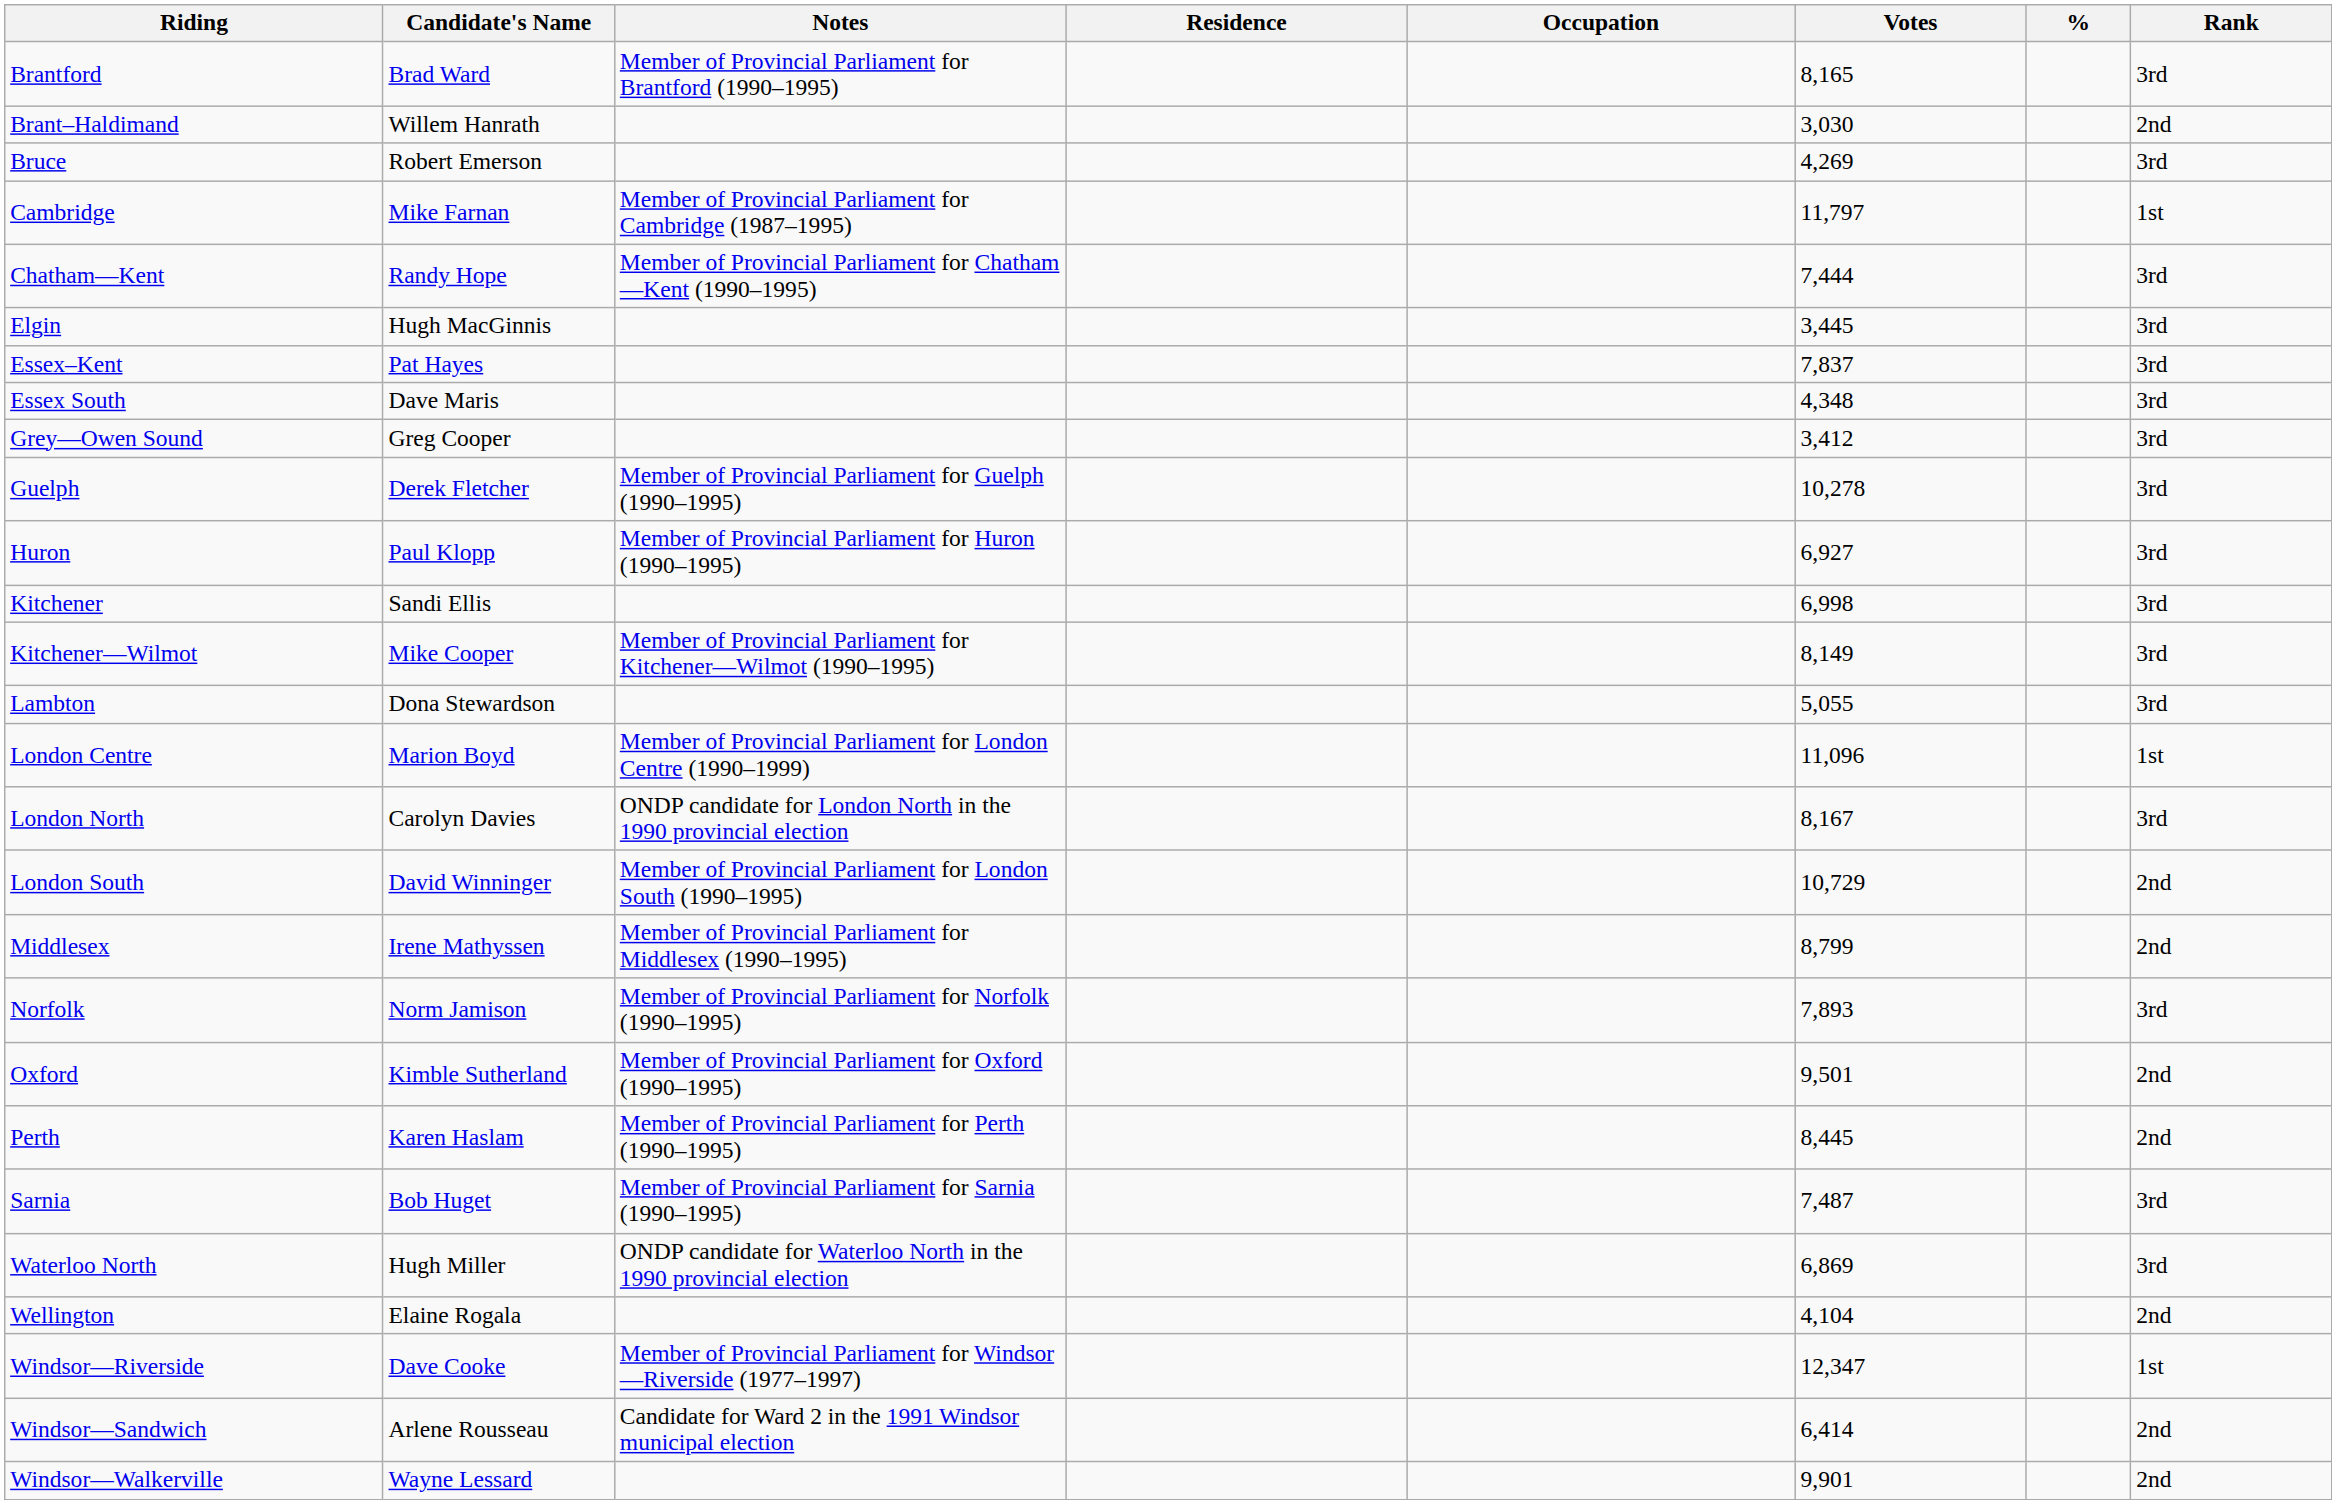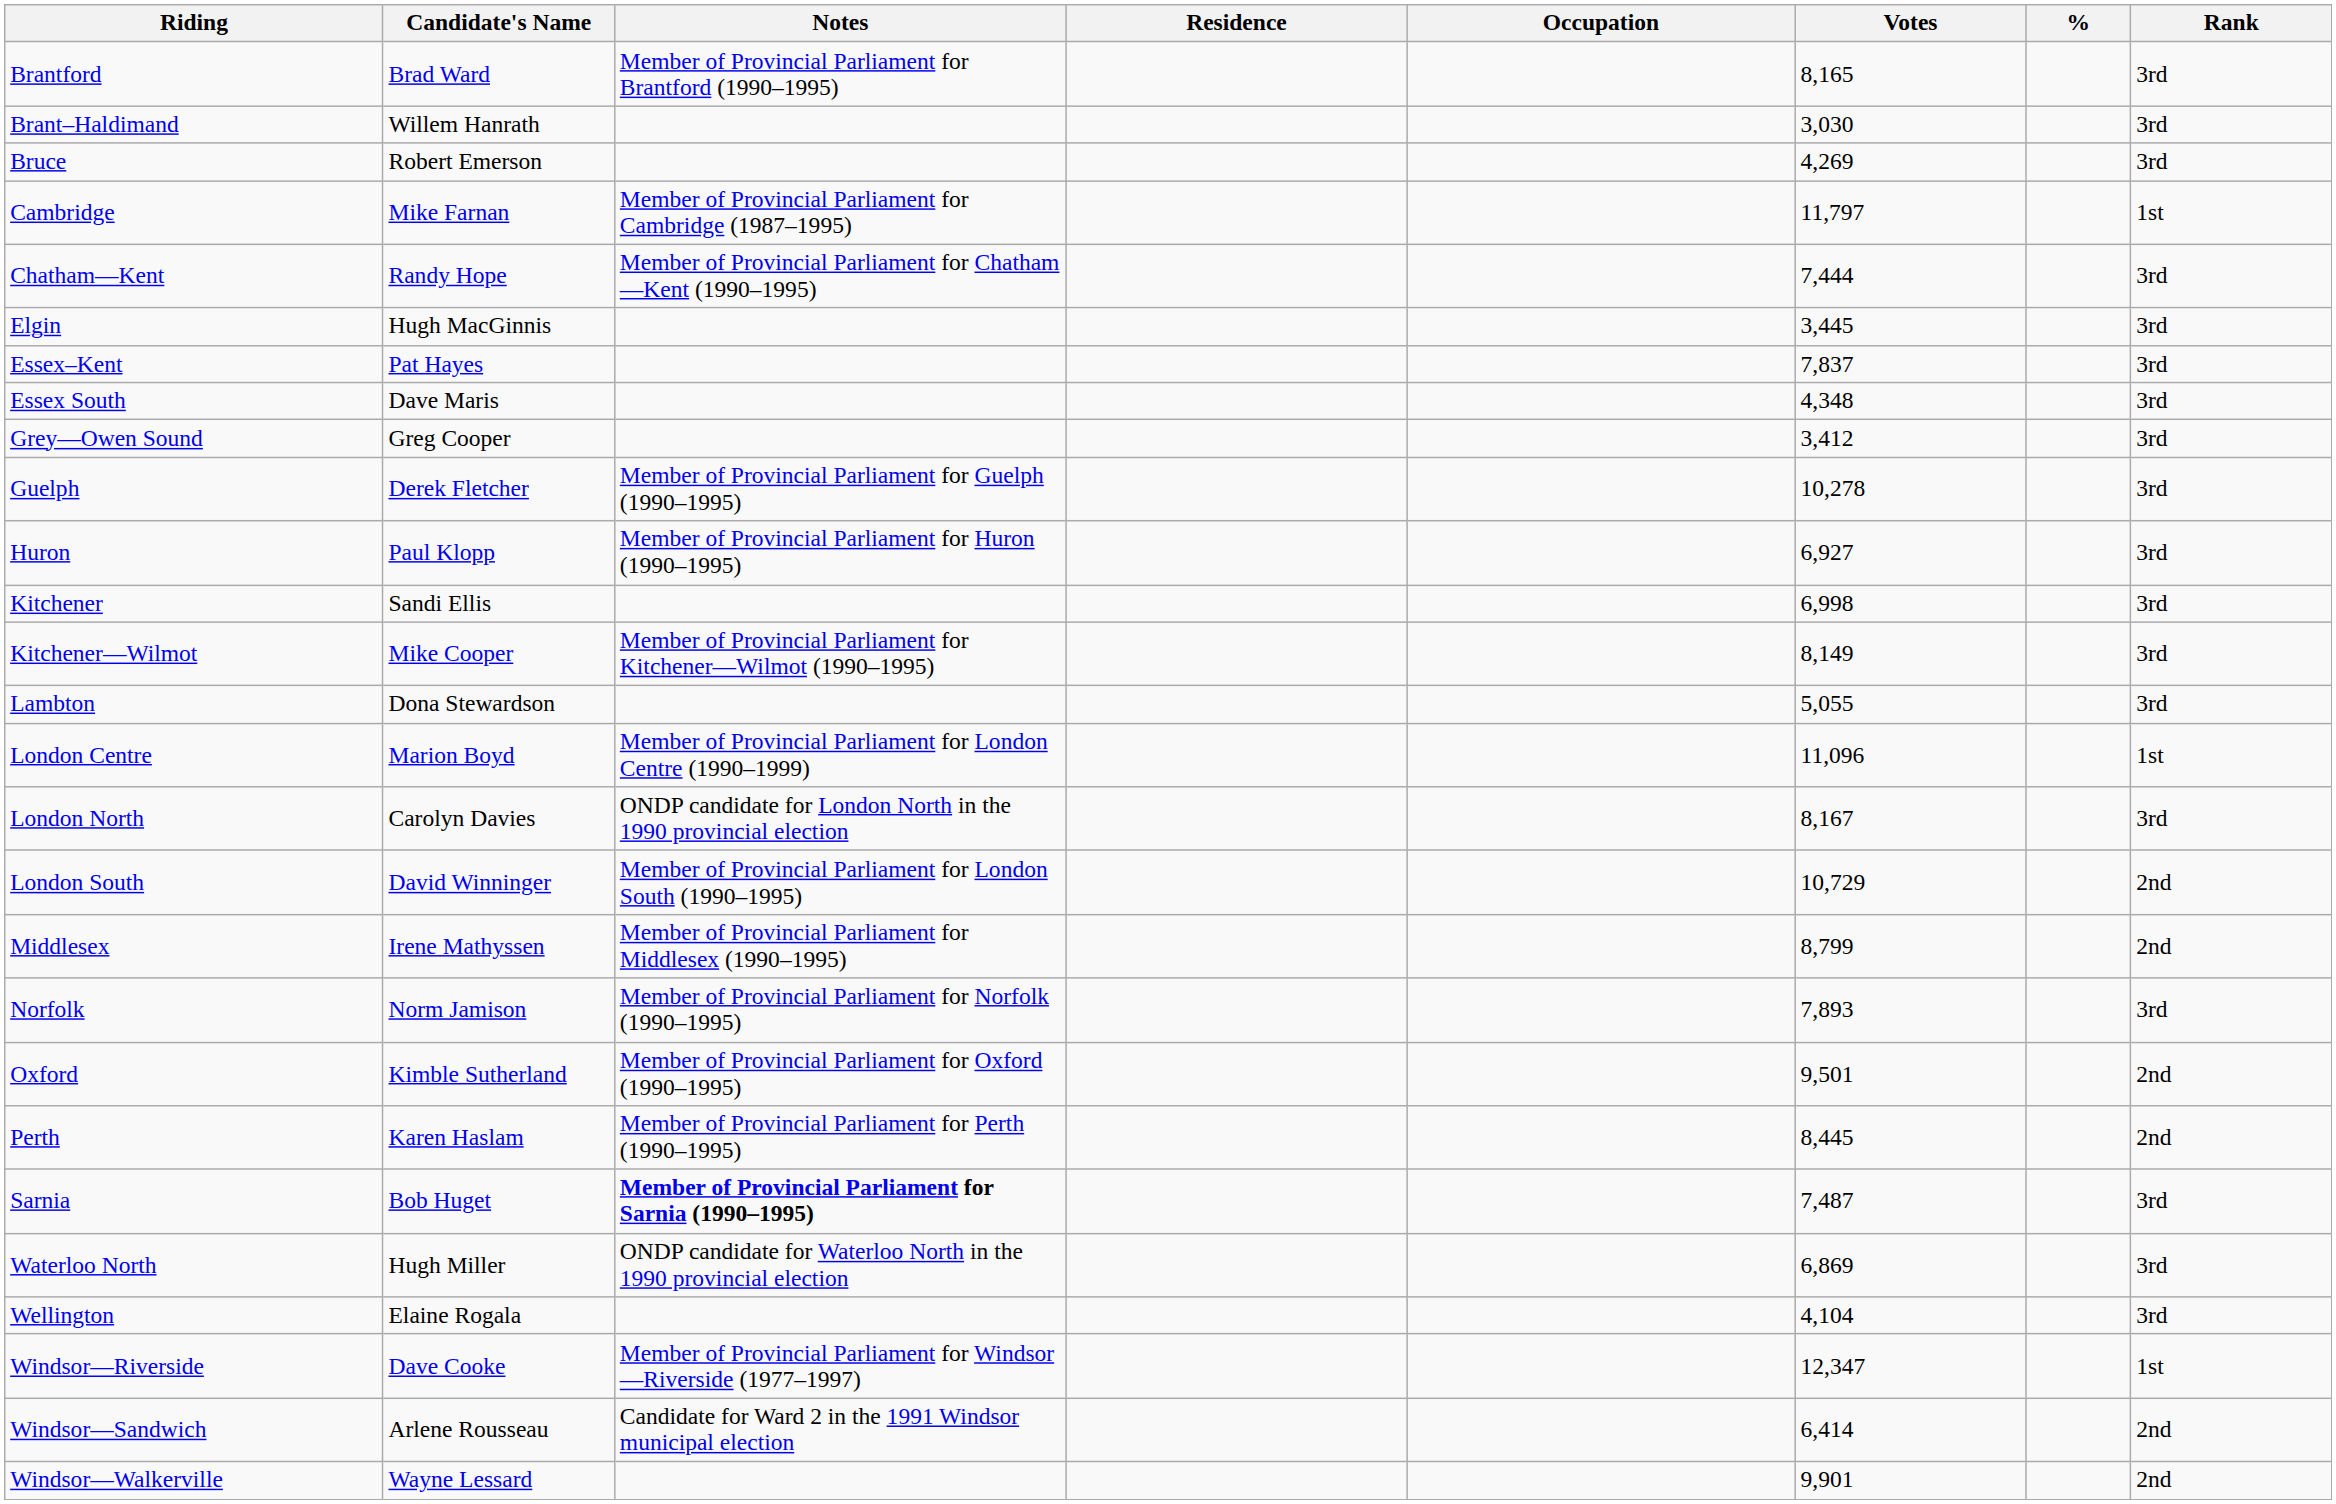(2154, 124) 2nd -> (2152, 124) 3rd
(827, 1200) normal -> (807, 1200) bold
(2154, 1315) 2nd -> (2152, 1315) 3rd
